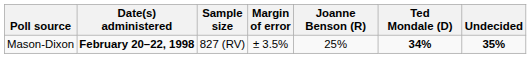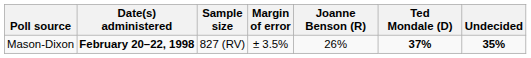(336, 44) 25% -> (336, 44) 26%
(420, 44) 34% -> (420, 44) 37%
